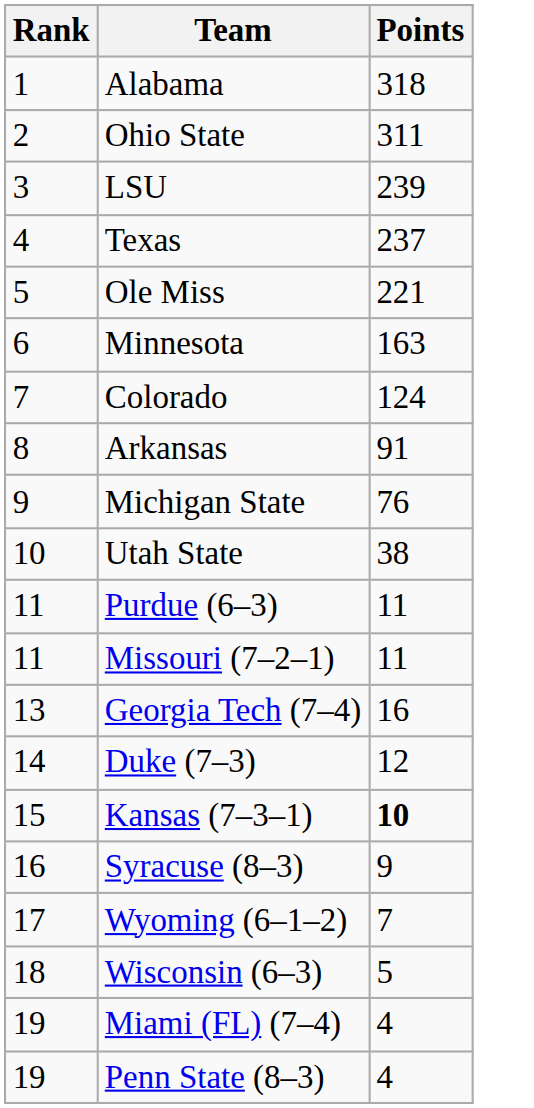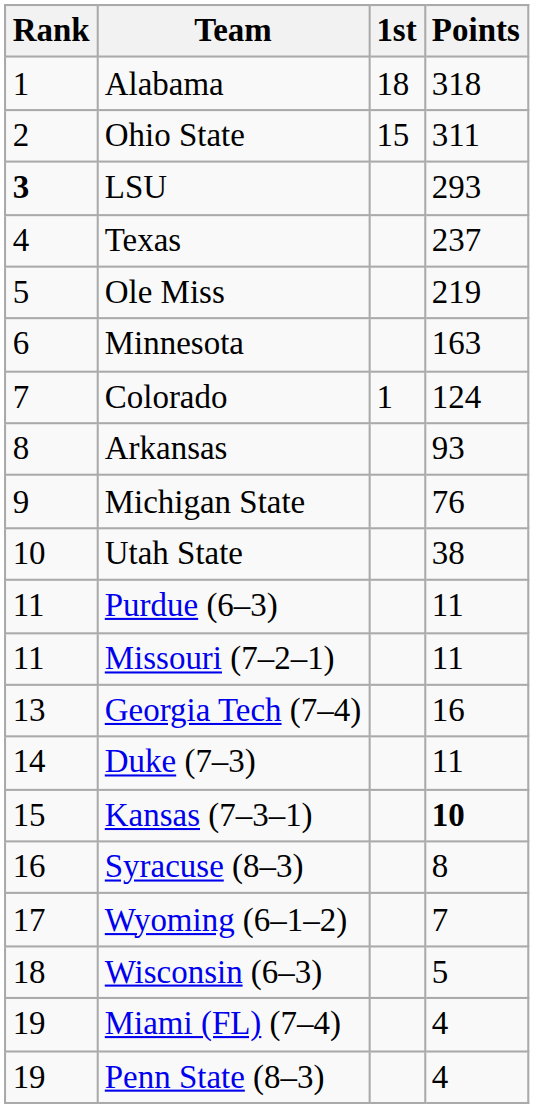+ column: (397, 30)
(21, 187) normal -> (21, 187) bold
(401, 187) 239 -> (457, 187) 293
(401, 291) 221 -> (457, 291) 219
(393, 448) 91 -> (448, 448) 93
(393, 762) 12 -> (448, 762) 11
(385, 866) 9 -> (440, 866) 8
